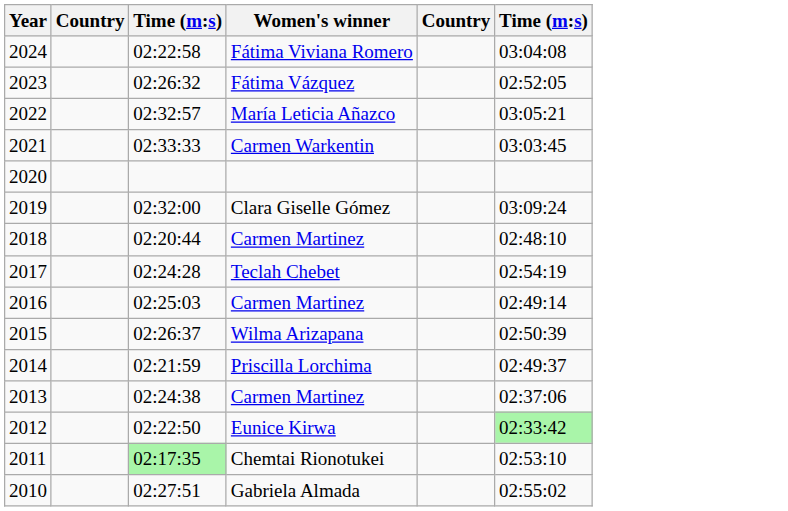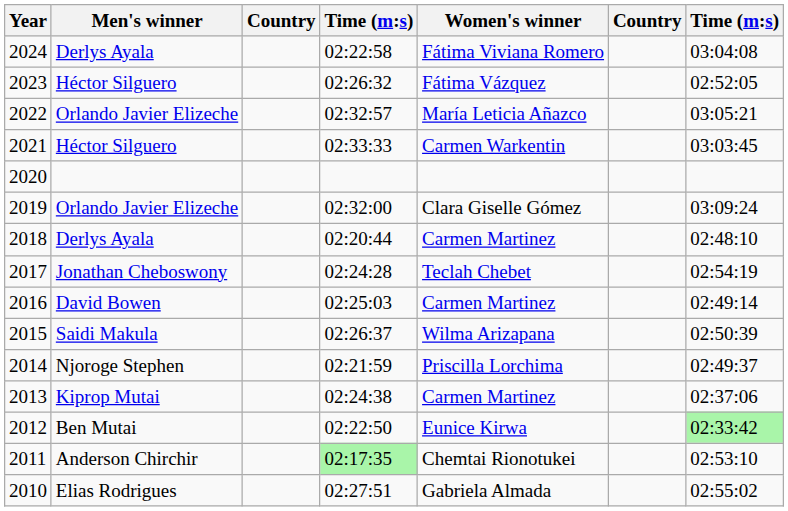+ column: (147, 20)
